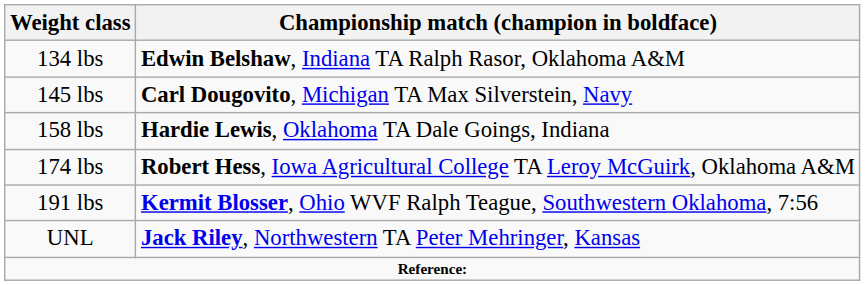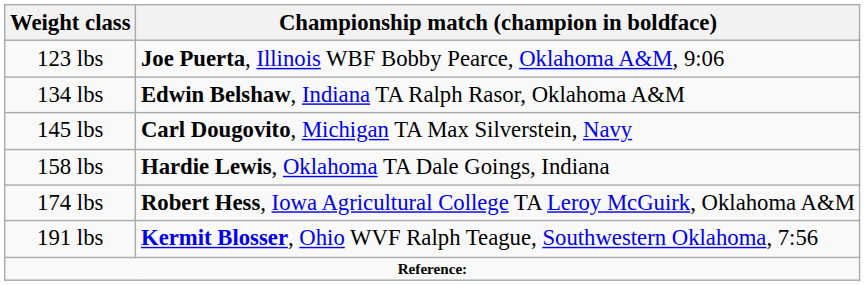+ row: (70, 58)
- row: (70, 238)
